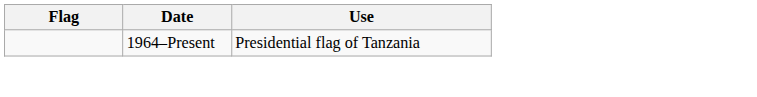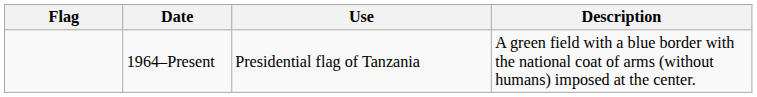+ column: (621, 17)
